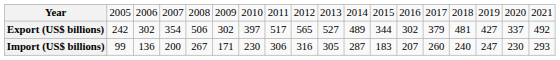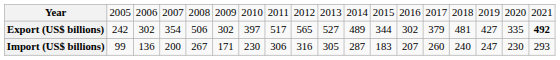(515, 30) 337 -> (515, 30) 335
(542, 30) normal -> (542, 30) bold
